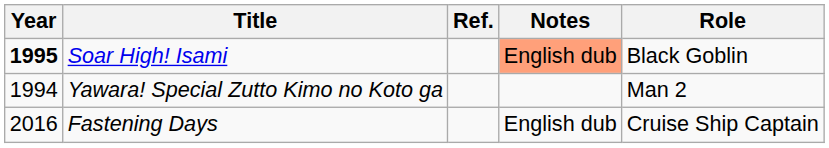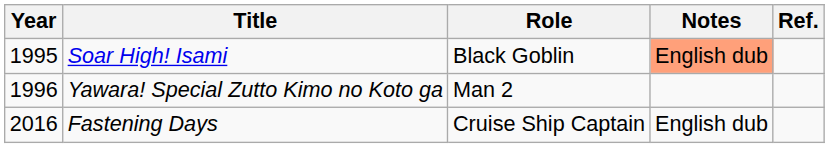columns swapped: (723, 21) <-> (473, 21)
(34, 55) bold -> (34, 55) normal
(34, 90) 1994 -> (34, 90) 1996
